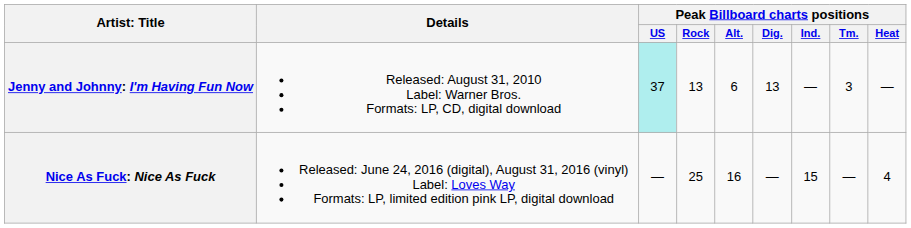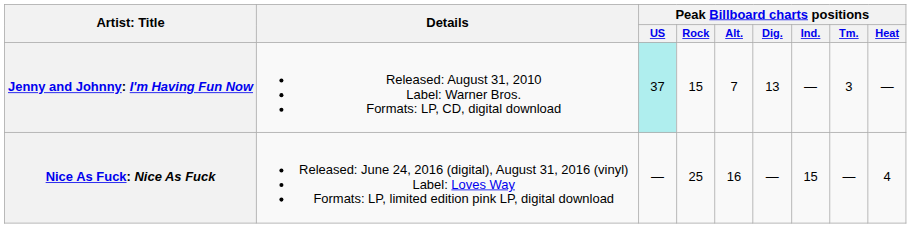(696, 87) 13 -> (696, 87) 15
(734, 87) 6 -> (734, 87) 7
